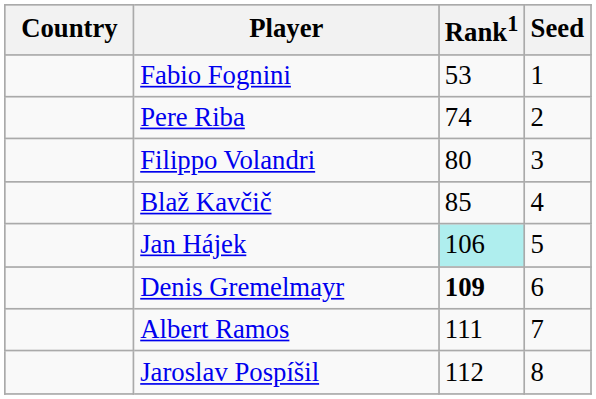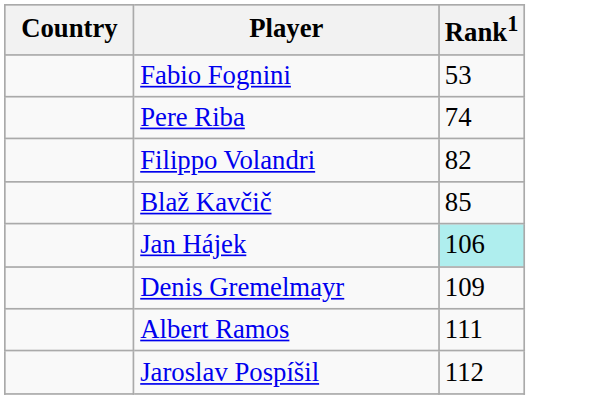- column: (557, 29)
(458, 160) 80 -> (458, 160) 82
(465, 287) bold -> (465, 287) normal
